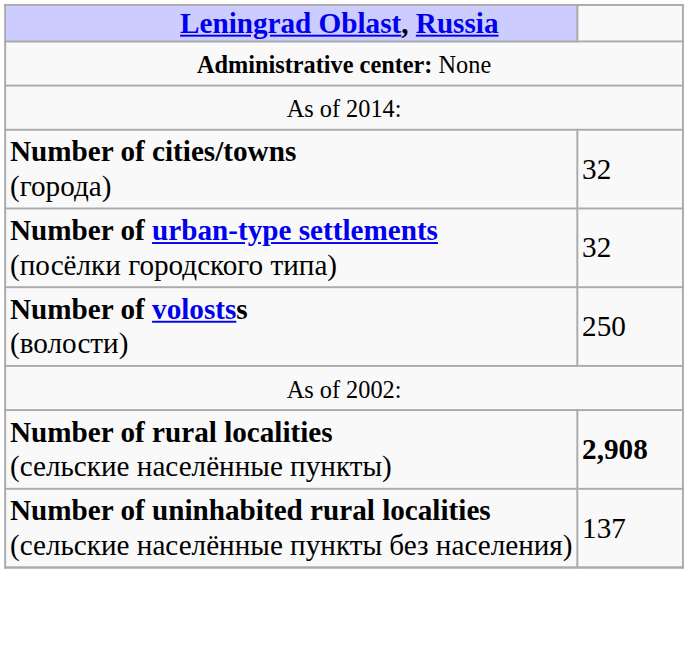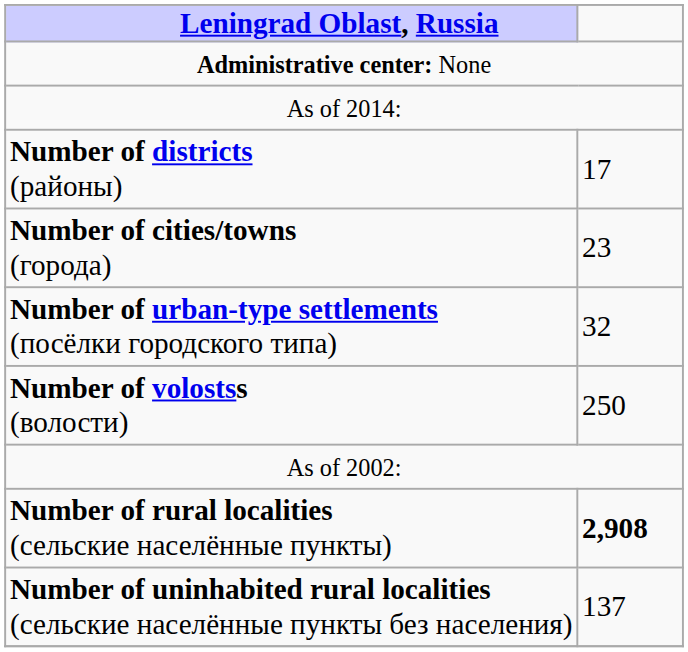+ row: (131, 168)
(597, 168) 32 -> (597, 247) 23
